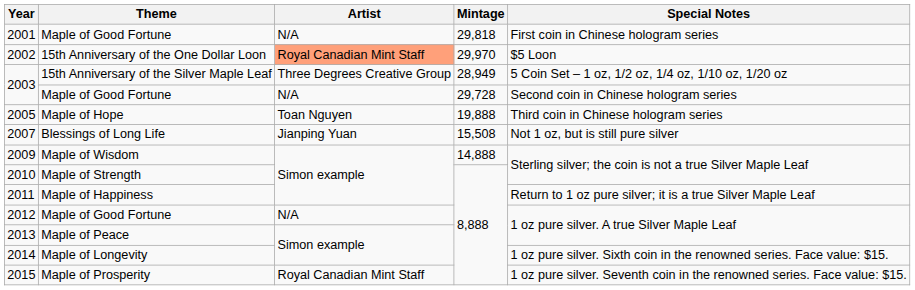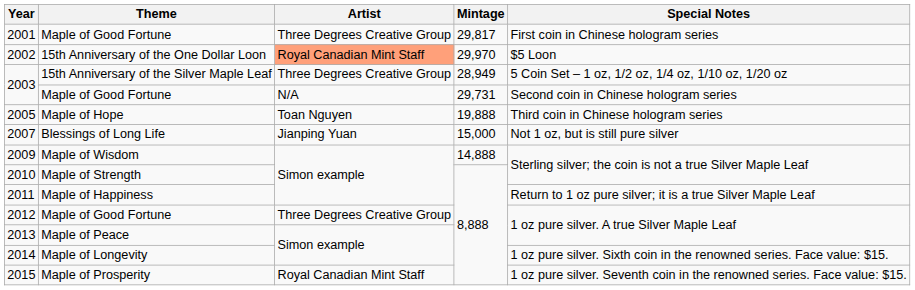(288, 34) N/A -> (364, 34) Three Degrees Creative Group
(476, 34) 29,818 -> (476, 34) 29,817
(476, 94) 29,728 -> (476, 94) 29,731
(476, 134) 15,508 -> (476, 134) 15,000
(288, 214) N/A -> (364, 214) Three Degrees Creative Group
